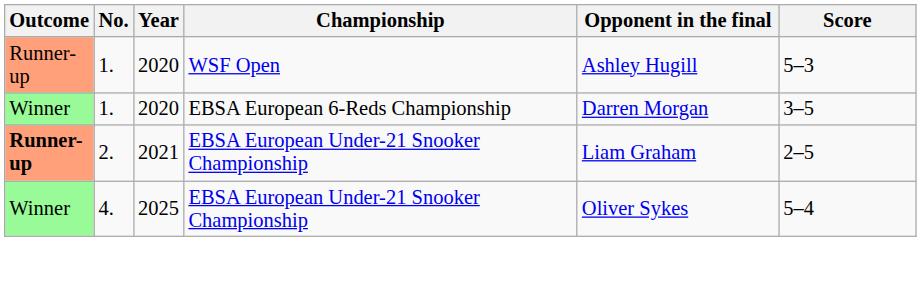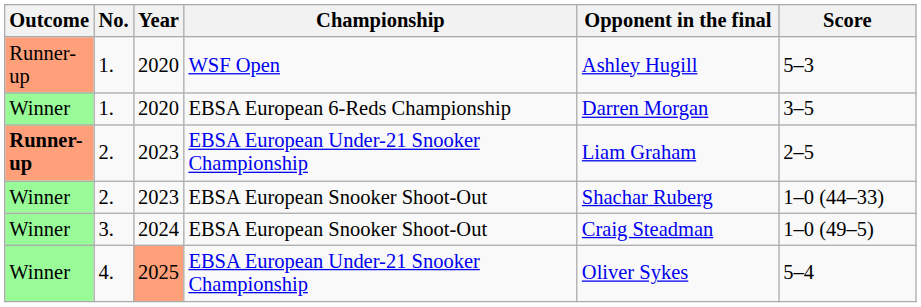(158, 152) 2021 -> (158, 152) 2023
+ row: (106, 196)
+ row: (106, 229)
(158, 208) no background -> (158, 273) lightsalmon background
